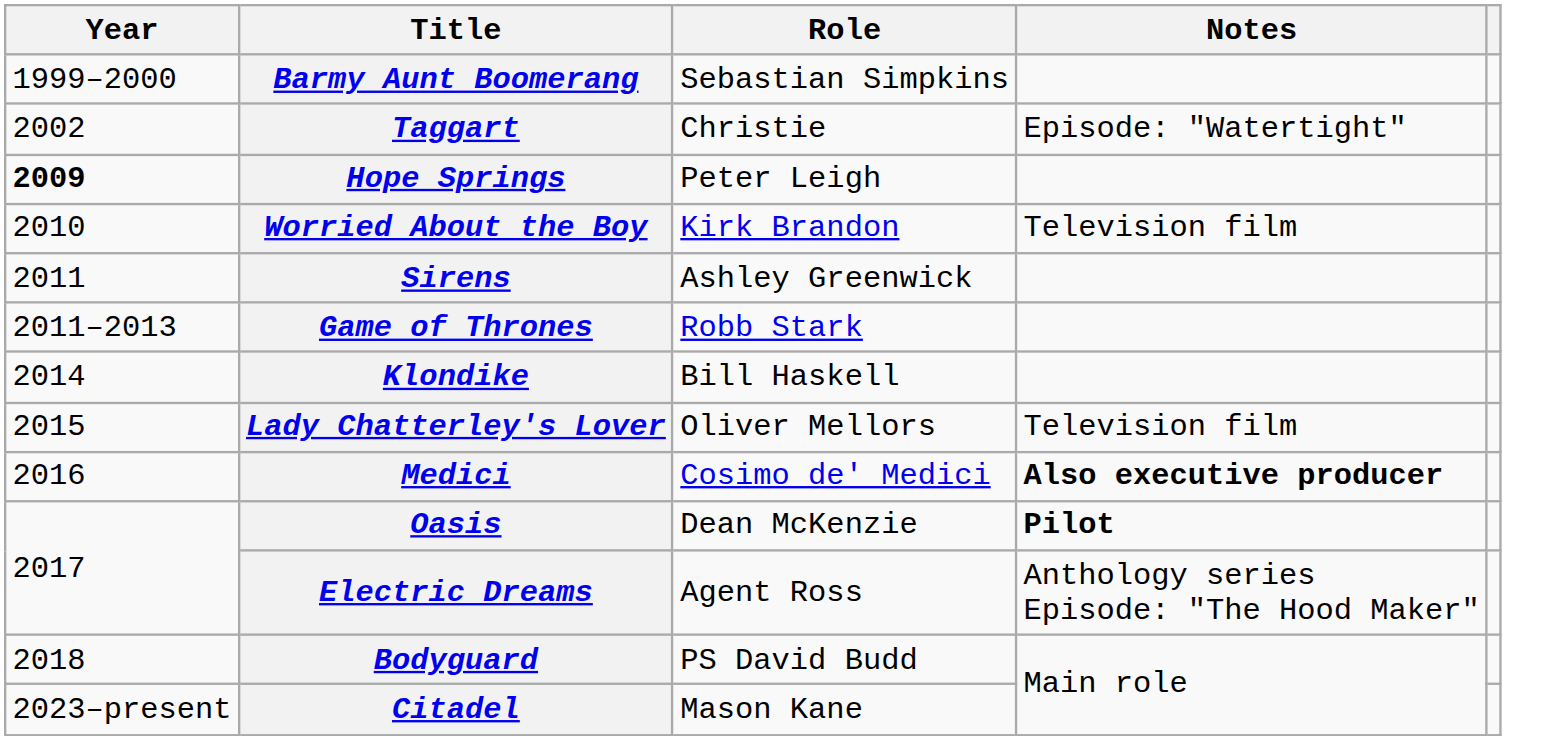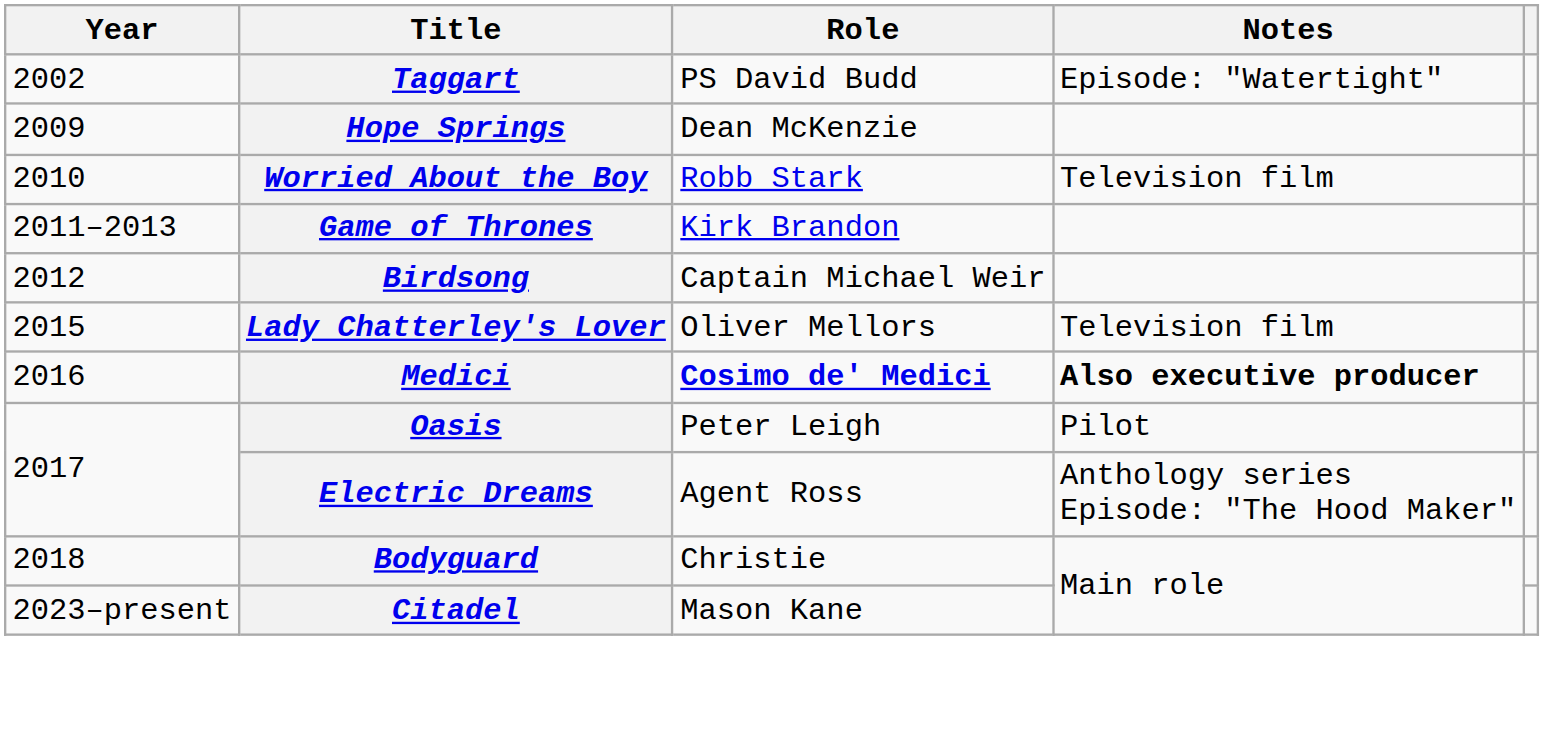- row: (456, 80)
(753, 129) Christie -> (799, 80) PS David Budd
(49, 179) bold -> (49, 129) normal
(781, 179) Peter Leigh -> (799, 129) Dean McKenzie
(790, 228) Kirk Brandon -> (772, 179) Robb Stark
- row: (456, 278)
(772, 327) Robb Stark -> (790, 228) Kirk Brandon
+ row: (456, 278)
- row: (456, 377)
(836, 476) normal -> (836, 377) bold
(799, 526) Dean McKenzie -> (781, 427) Peter Leigh
(1069, 526) bold -> (1106, 427) normal
(799, 660) PS David Budd -> (753, 561) Christie
